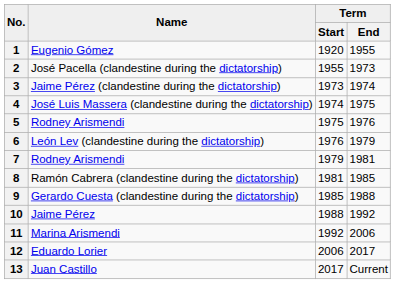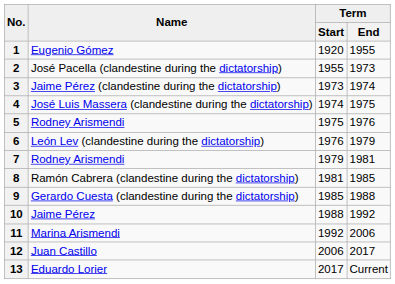(69, 251) Eduardo Lorier -> (64, 251) Juan Castillo
(64, 269) Juan Castillo -> (69, 269) Eduardo Lorier
